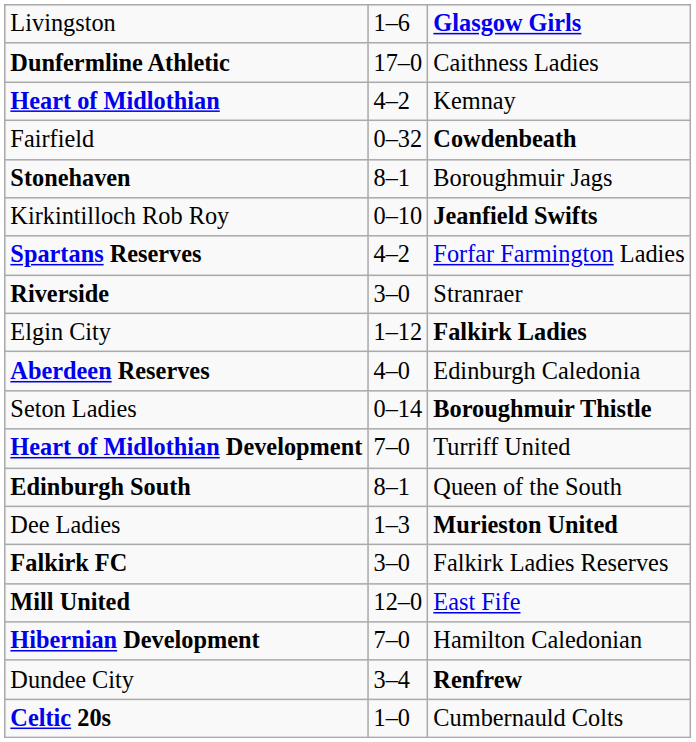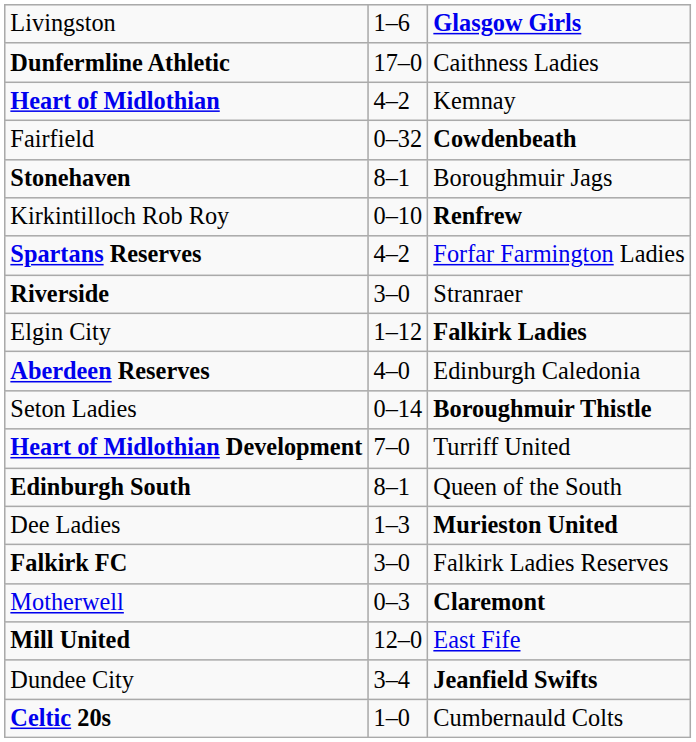(515, 216) Jeanfield Swifts -> (478, 216) Renfrew
+ row: (67, 602)
- row: (135, 640)
(478, 679) Renfrew -> (515, 679) Jeanfield Swifts
